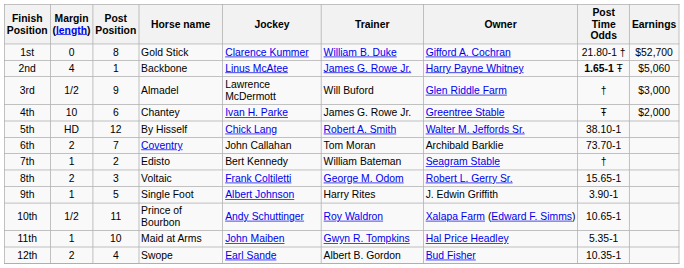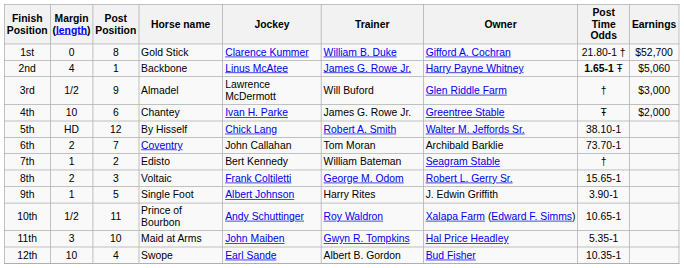(72, 239) 1 -> (72, 239) 3
(72, 256) 2 -> (72, 256) 10
